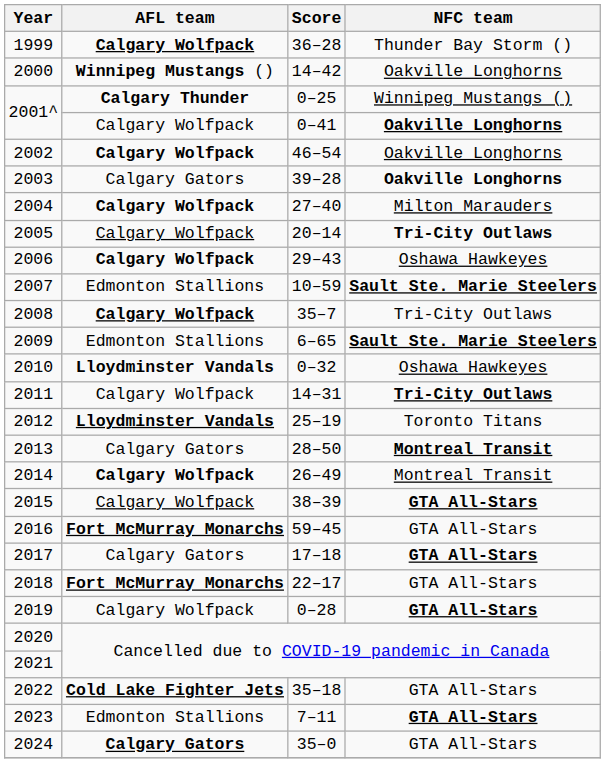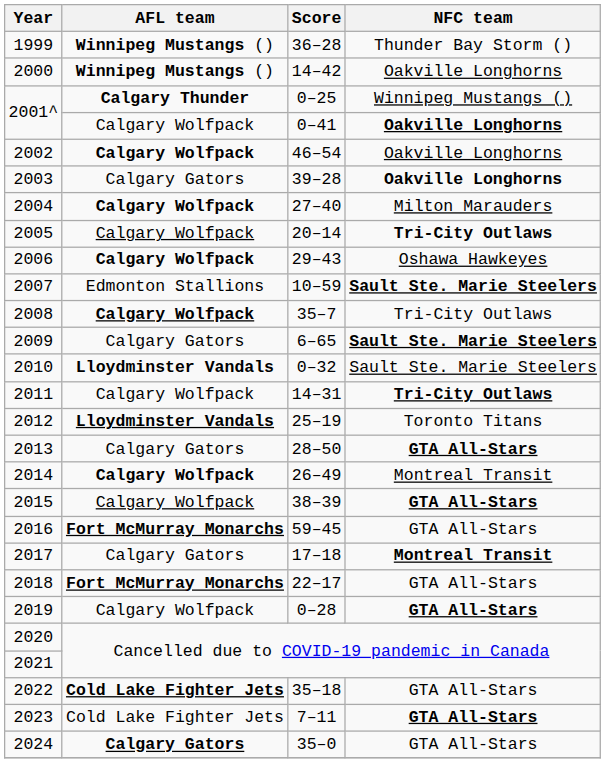(175, 45) Calgary Wolfpack -> (175, 45) Winnipeg Mustangs ()
(175, 341) Edmonton Stallions -> (175, 341) Calgary Gators
(473, 368) Oshawa Hawkeyes -> (473, 368) Sault Ste. Marie Steelers
(473, 449) Montreal Transit -> (473, 449) GTA All-Stars
(473, 556) GTA All-Stars -> (473, 556) Montreal Transit
(175, 718) Edmonton Stallions -> (175, 718) Cold Lake Fighter Jets
